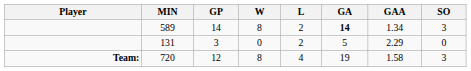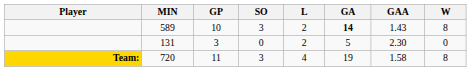columns swapped: (260, 12) <-> (444, 12)
(216, 27) 14 -> (216, 27) 10
(395, 27) 1.34 -> (398, 27) 1.43
(395, 43) 2.29 -> (398, 43) 2.30
(126, 58) no background -> (126, 58) gold background
(216, 58) 12 -> (216, 58) 11
